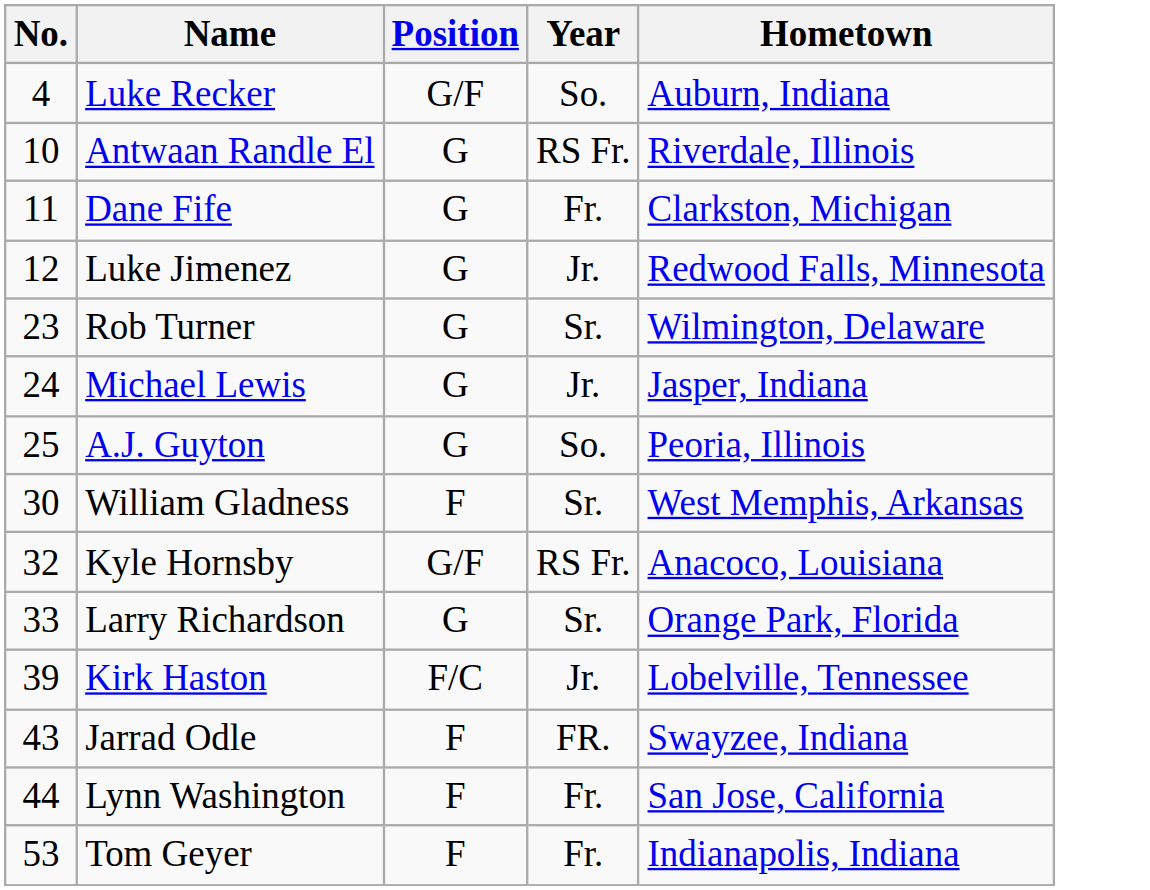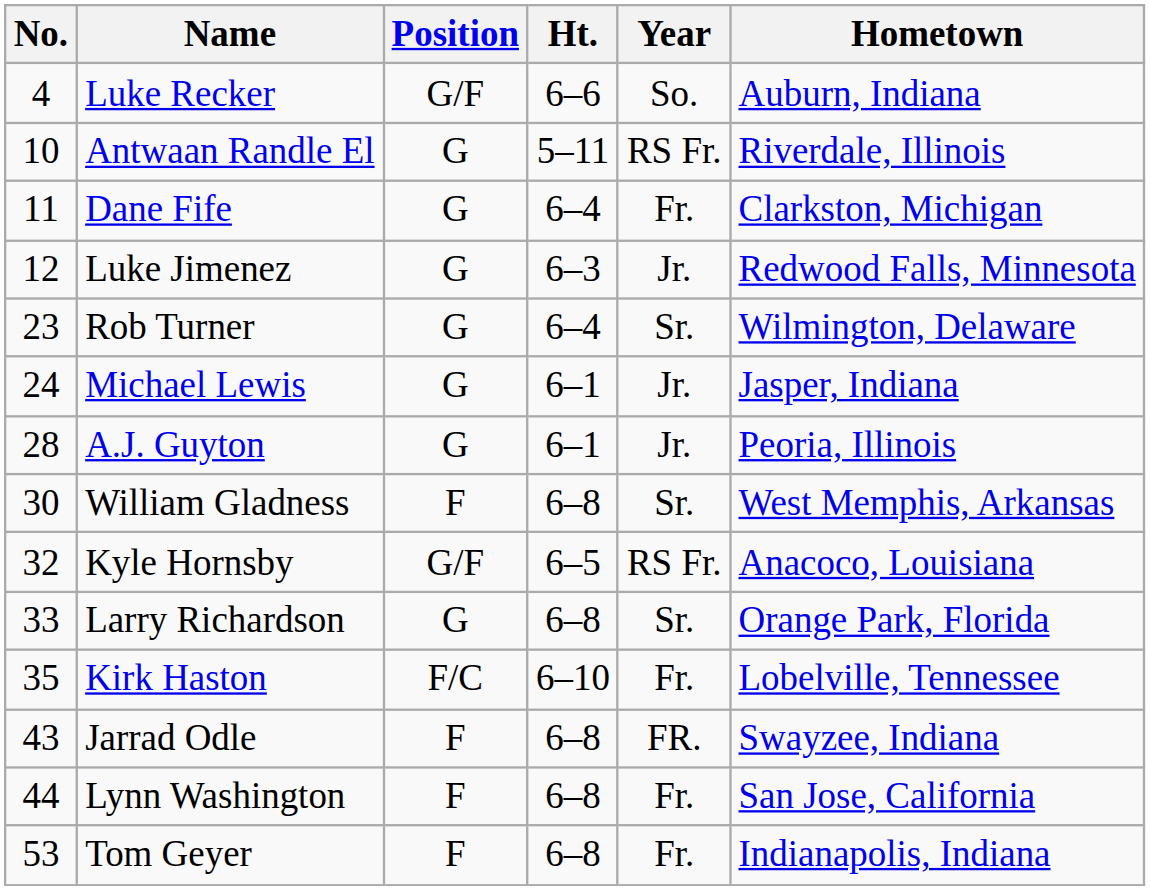+ column: (573, 33)
(41, 444) 25 -> (41, 444) 28
(583, 444) So. -> (674, 444) Jr.
(41, 678) 39 -> (41, 678) 35
(583, 678) Jr. -> (674, 678) Fr.
